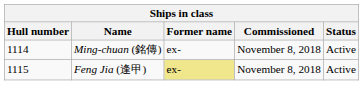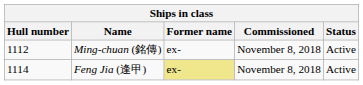(18, 49) 1114 -> (18, 49) 1112
(18, 69) 1115 -> (18, 69) 1114
